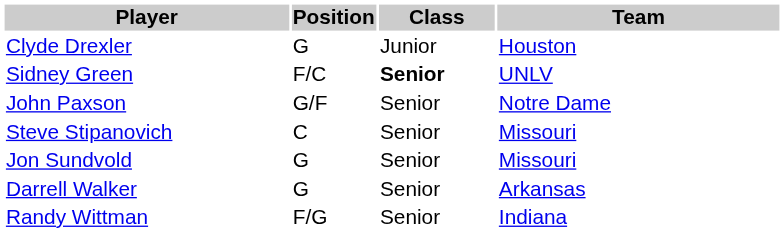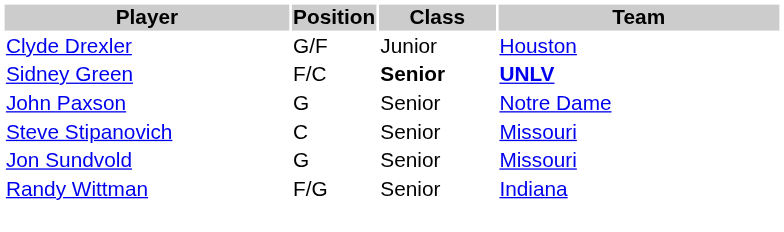(301, 46) G -> (310, 46) G/F
(526, 74) normal -> (527, 74) bold
(310, 103) G/F -> (301, 103) G
- row: (71, 189)
